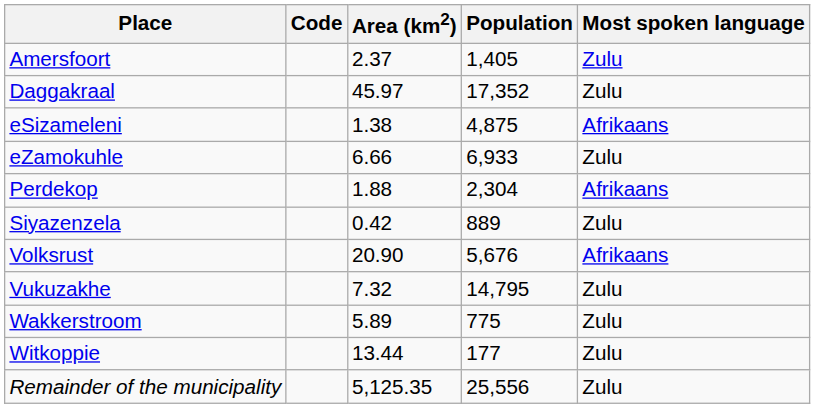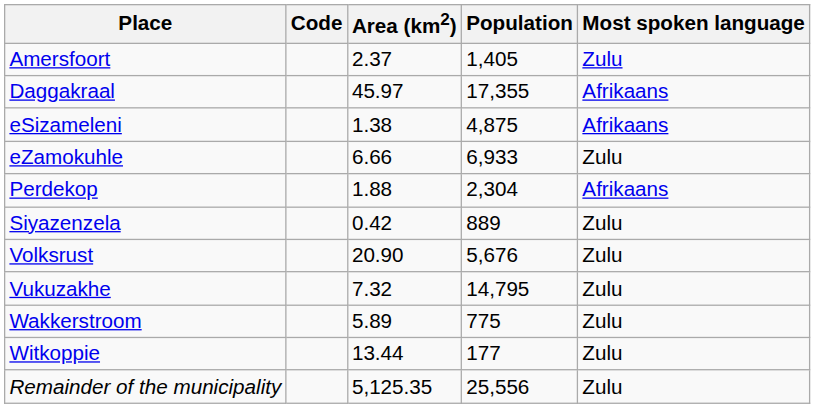(498, 91) 17,352 -> (498, 91) 17,355
(602, 91) Zulu -> (625, 91) Afrikaans
(625, 255) Afrikaans -> (602, 255) Zulu
